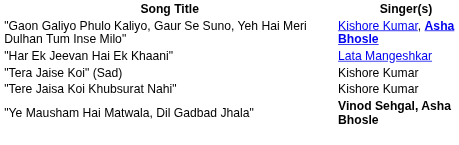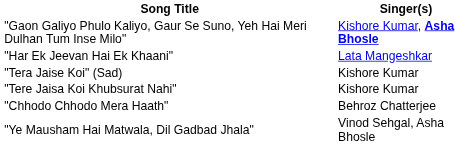+ row: (86, 106)
(394, 113) bold -> (391, 130) normal
